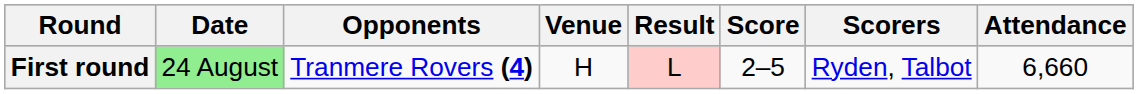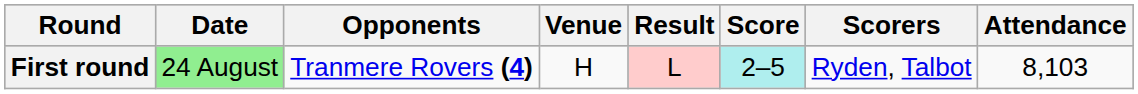(763, 66) no background -> (763, 66) paleturquoise background
(1055, 66) 6,660 -> (1055, 66) 8,103
